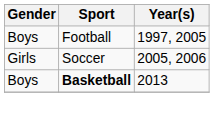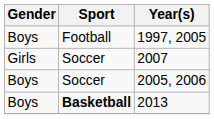+ row: (153, 59)
(22, 59) Girls -> (23, 80) Boys
